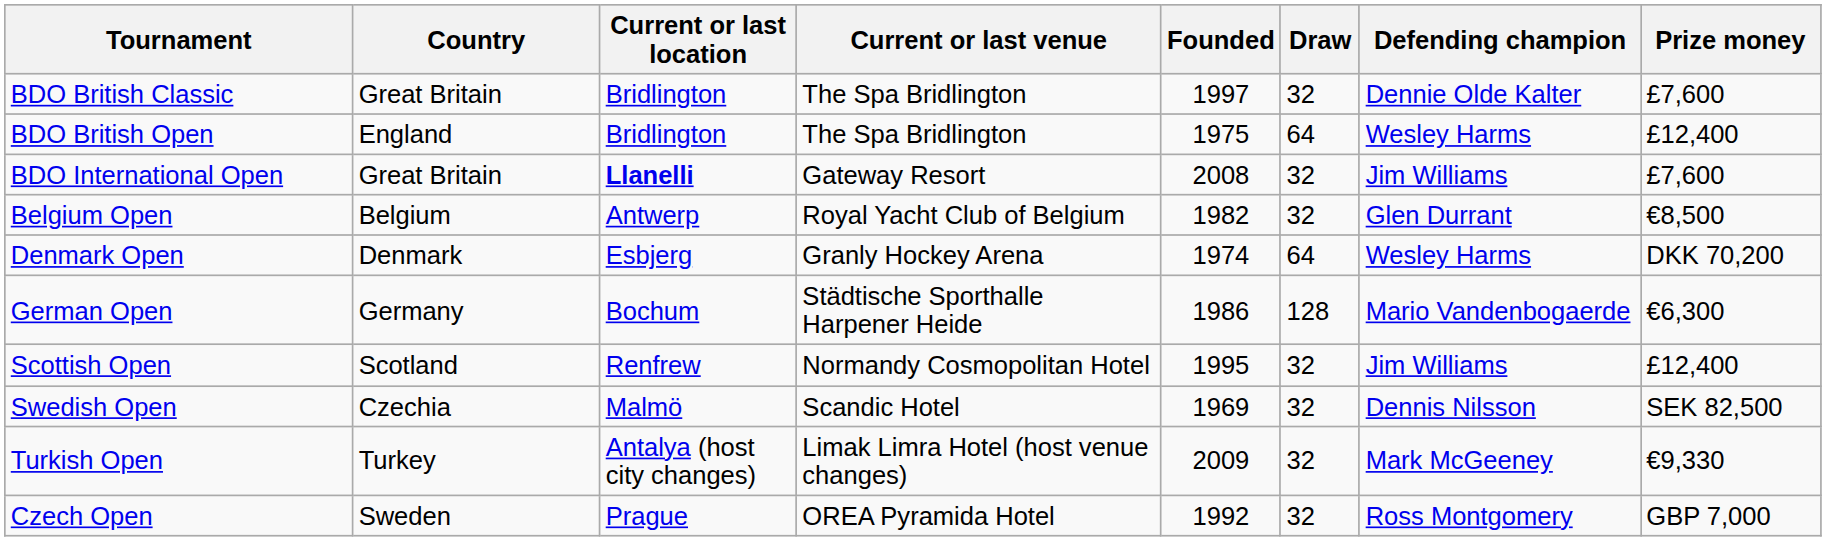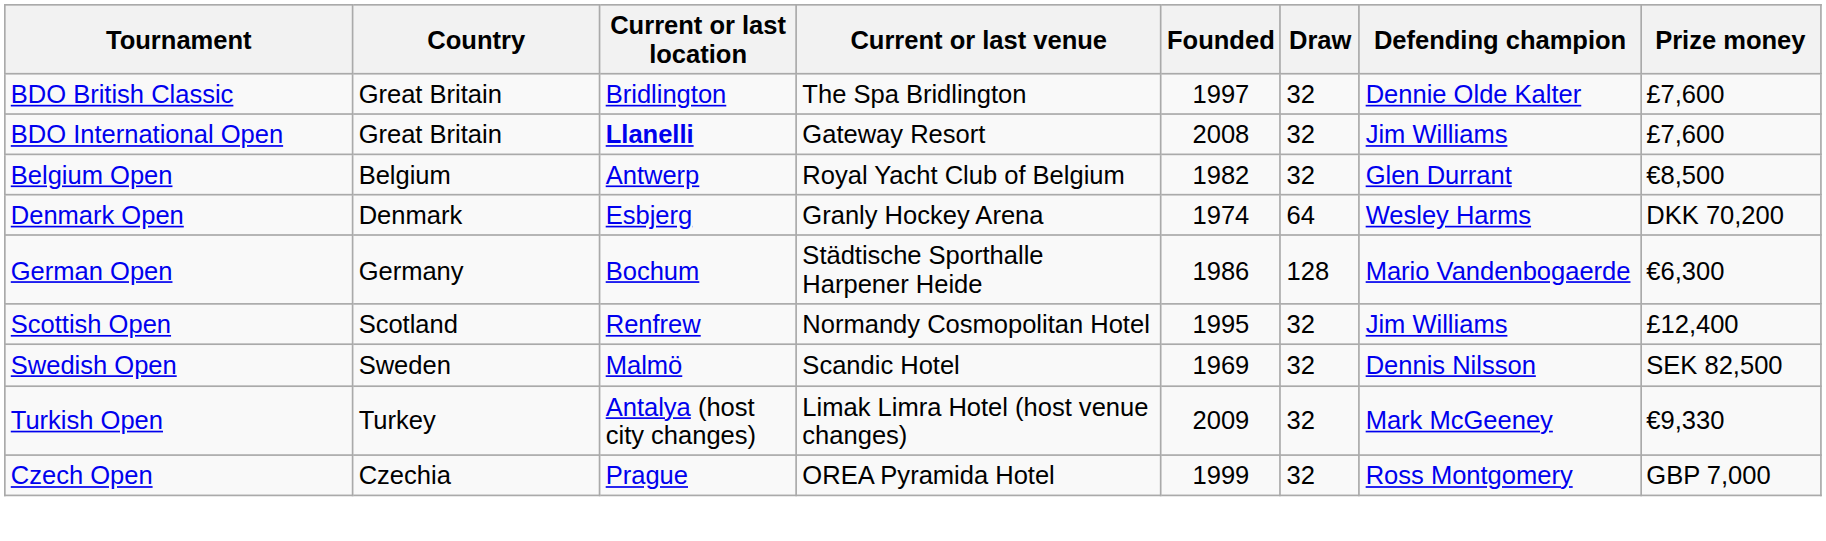- row: (112, 135)
(405, 406) Czechia -> (405, 365) Sweden
(405, 515) Sweden -> (405, 475) Czechia
(1221, 515) 1992 -> (1221, 475) 1999
